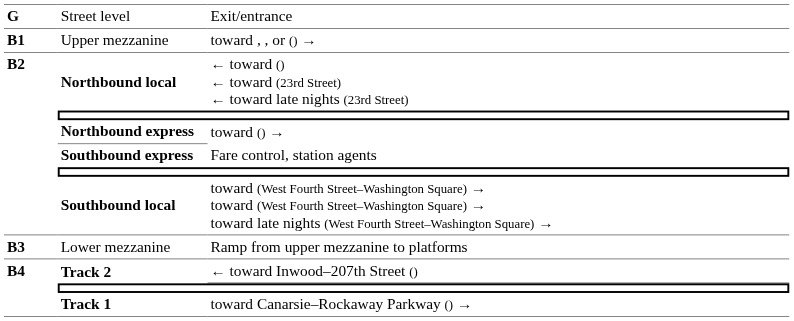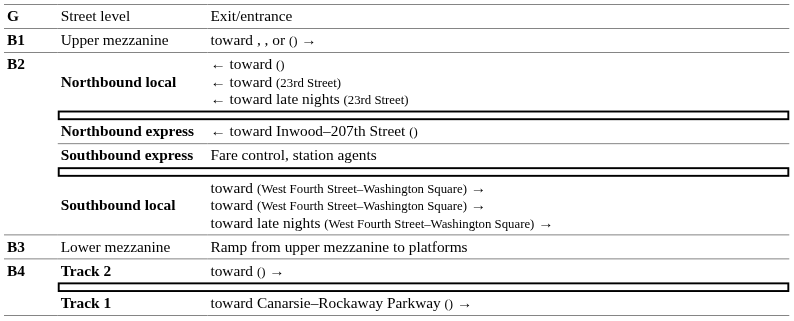(248, 132) toward () → -> (314, 131) ← toward Inwood–207th Street ()
(314, 270) ← toward Inwood–207th Street () -> (248, 270) toward () →
